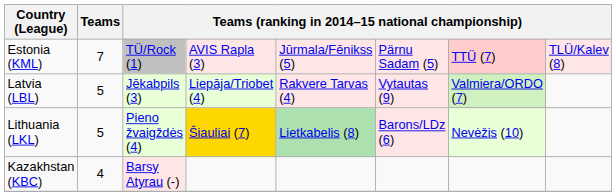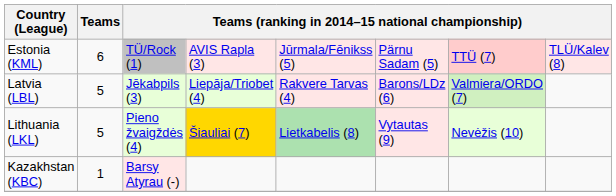(100, 57) 7 -> (100, 57) 6
(403, 91) Vytautas (9) -> (412, 91) Barons/LDz (6)
(412, 133) Barons/LDz (6) -> (403, 133) Vytautas (9)
(100, 174) 4 -> (100, 174) 1
